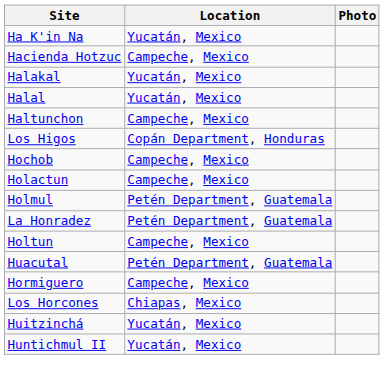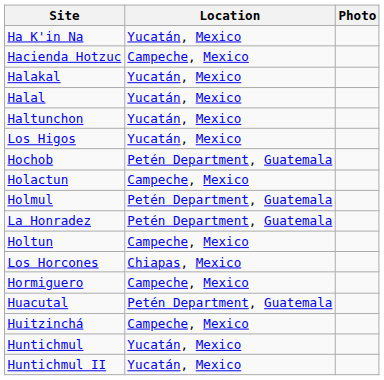(188, 118) Campeche, Mexico -> (184, 118) Yucatán, Mexico
(226, 139) Copán Department, Honduras -> (184, 139) Yucatán, Mexico
(188, 159) Campeche, Mexico -> (230, 159) Petén Department, Guatemala
rows swapped: (53, 303) <-> (38, 262)
(184, 324) Yucatán, Mexico -> (188, 324) Campeche, Mexico
+ row: (45, 344)
